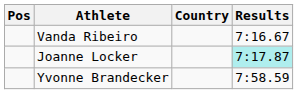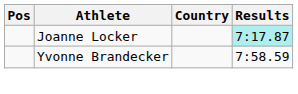- row: (87, 36)
